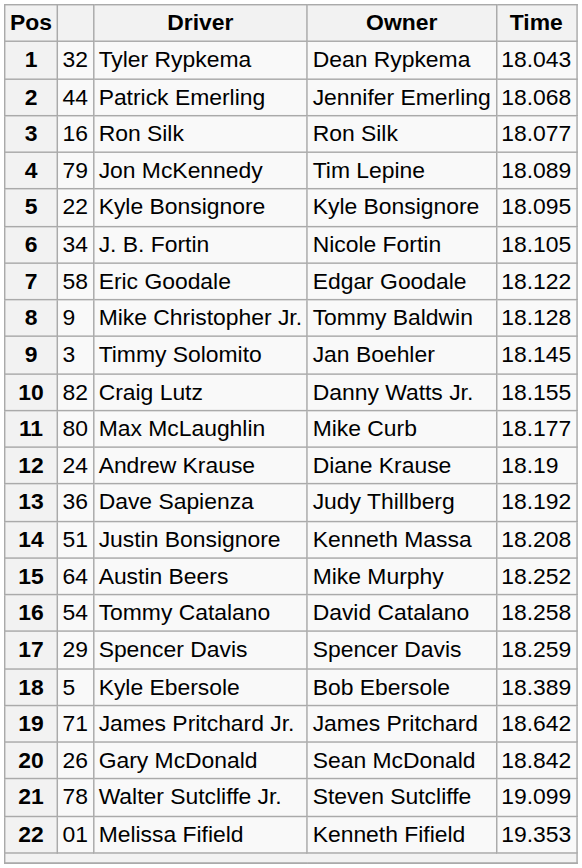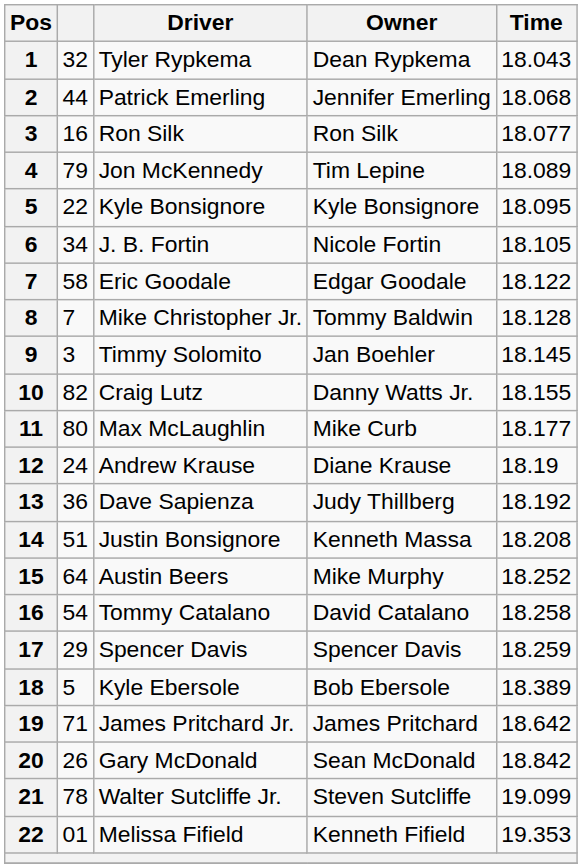(69, 317) 9 -> (69, 317) 7
